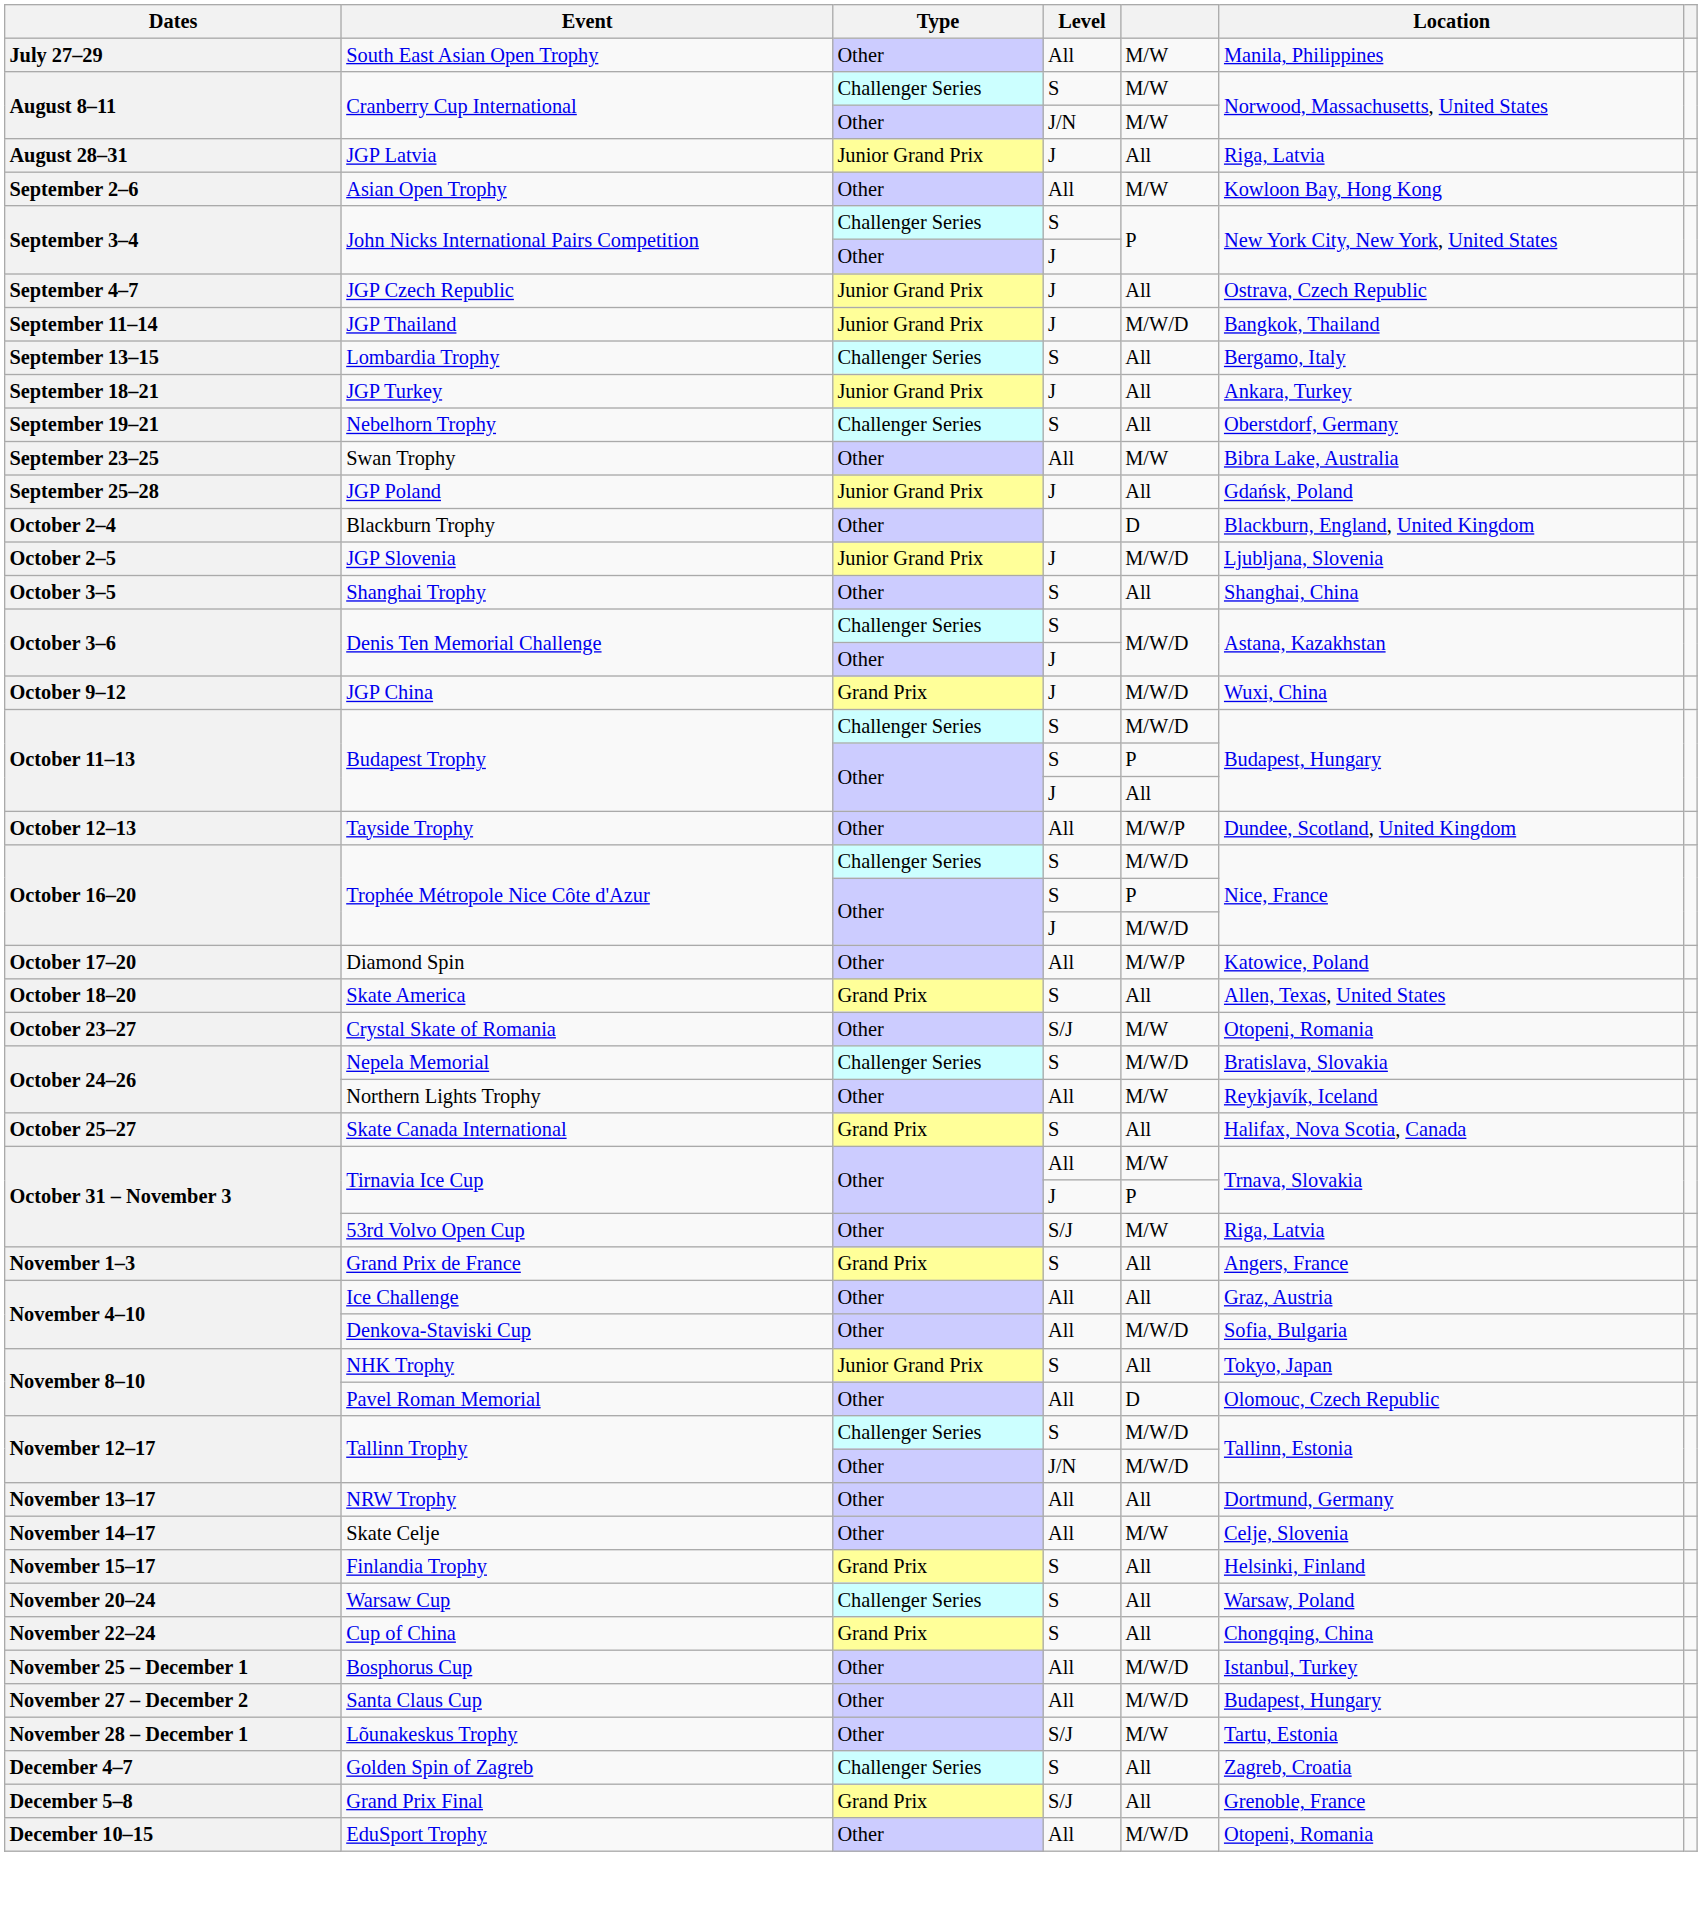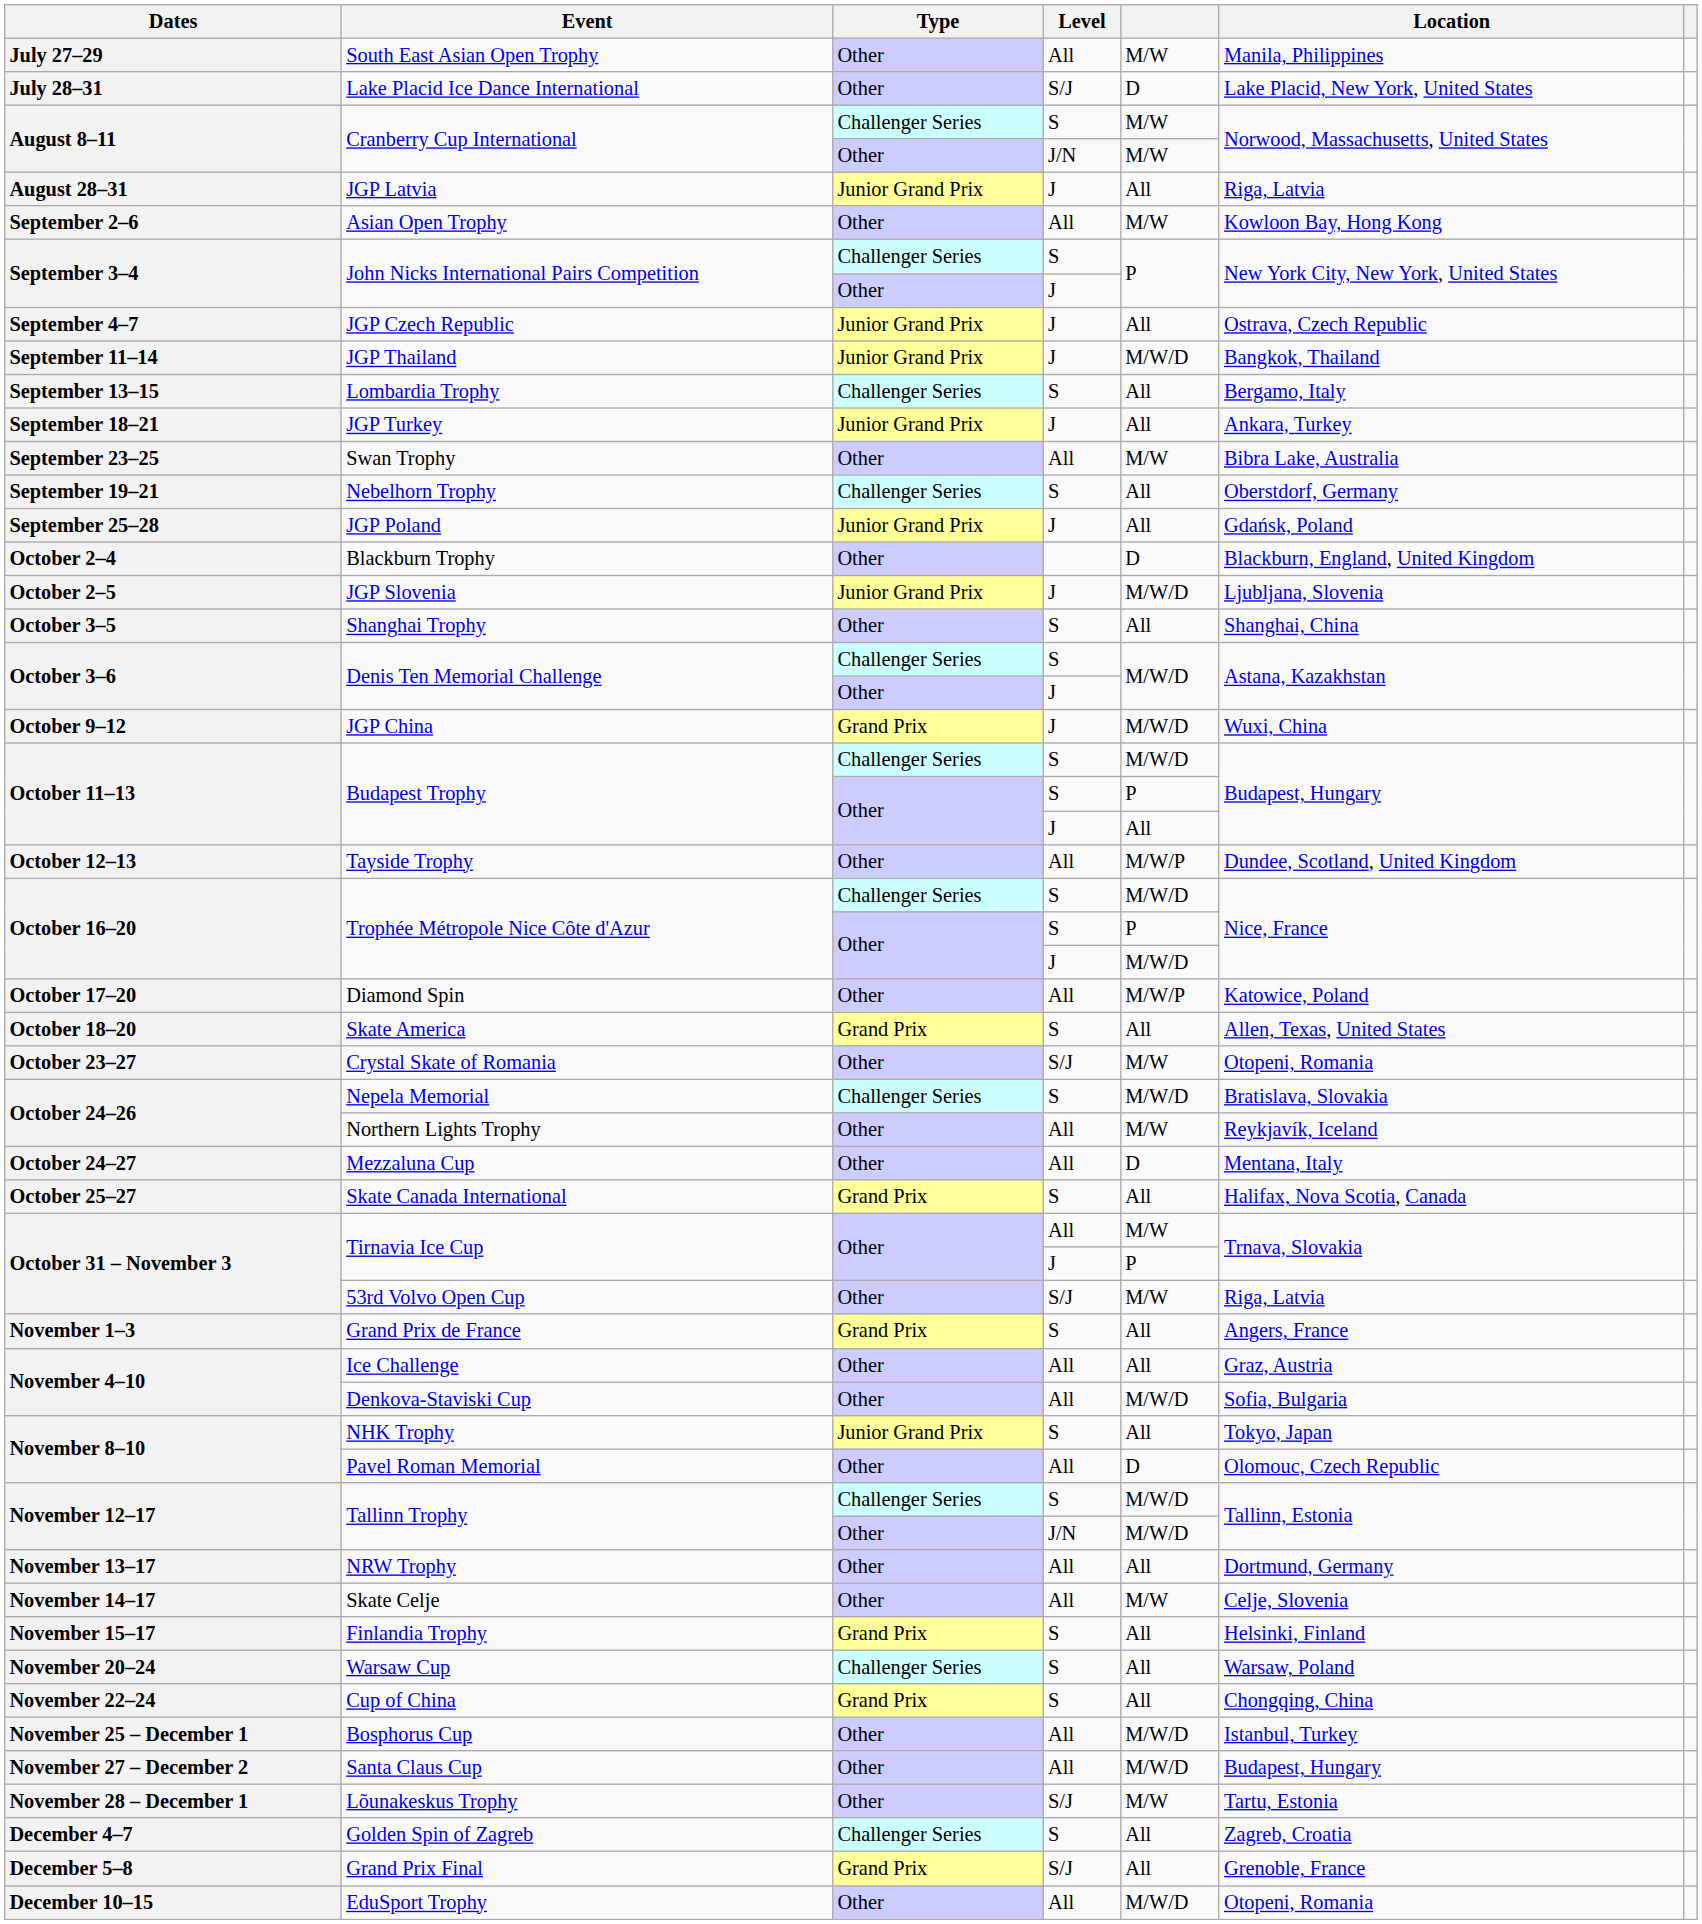+ row: (493, 88)
rows swapped: (421, 424) <-> (401, 458)
+ row: (410, 1163)
